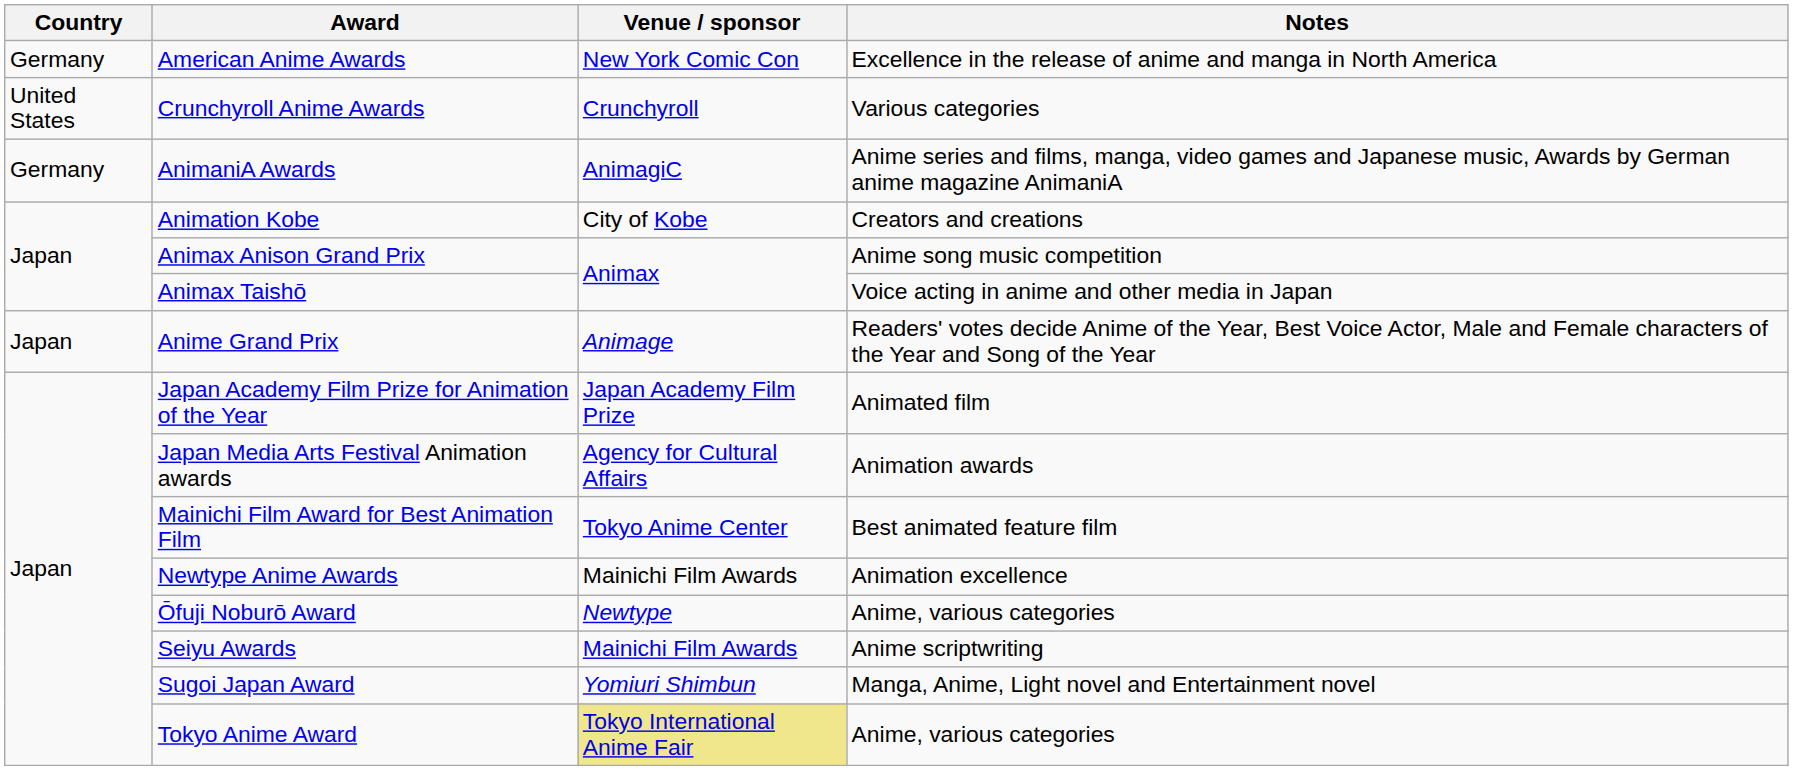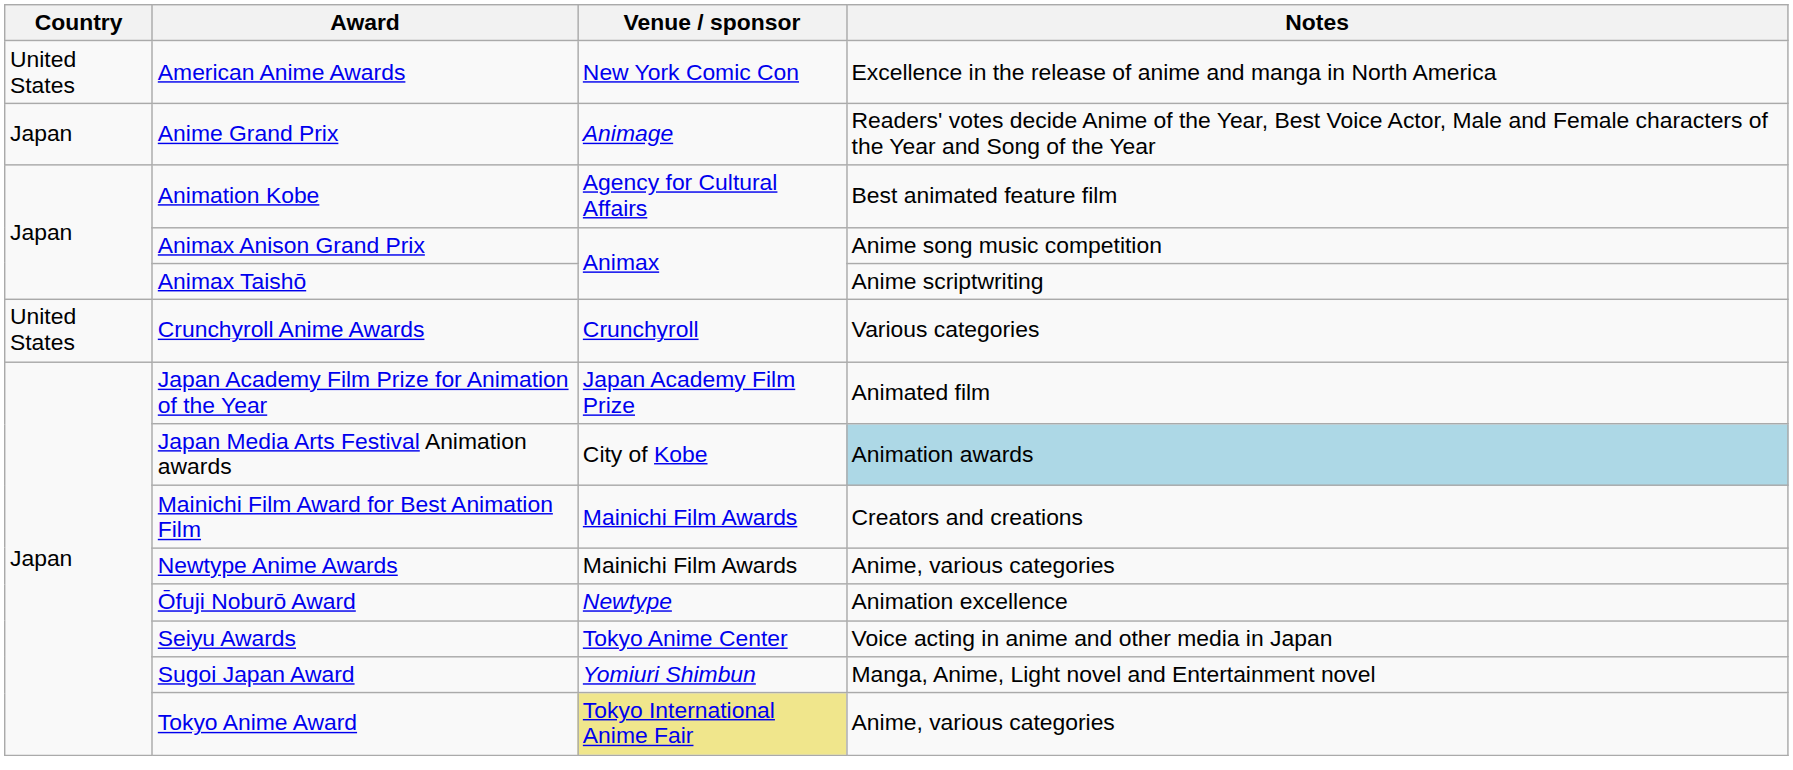(57, 58) Germany -> (43, 71) United States
rows swapped: (248, 340) <-> (291, 108)
- row: (247, 170)
(645, 219) City of Kobe -> (680, 195) Agency for Cultural Affairs
(967, 219) Creators and creations -> (984, 195) Best animated feature film
(1092, 291) Voice acting in anime and other media in Japan -> (948, 281) Anime scriptwriting
(680, 465) Agency for Cultural Affairs -> (645, 454) City of Kobe
(942, 465) no background -> (942, 454) lightblue background
(685, 527) Tokyo Anime Center -> (690, 516) Mainichi Film Awards
(984, 527) Best animated feature film -> (967, 516) Creators and creations
(960, 576) Animation excellence -> (983, 565) Anime, various categories
(983, 612) Anime, various categories -> (960, 601) Animation excellence
(690, 648) Mainichi Film Awards -> (685, 638) Tokyo Anime Center
(948, 648) Anime scriptwriting -> (1092, 638) Voice acting in anime and other media in Japan
